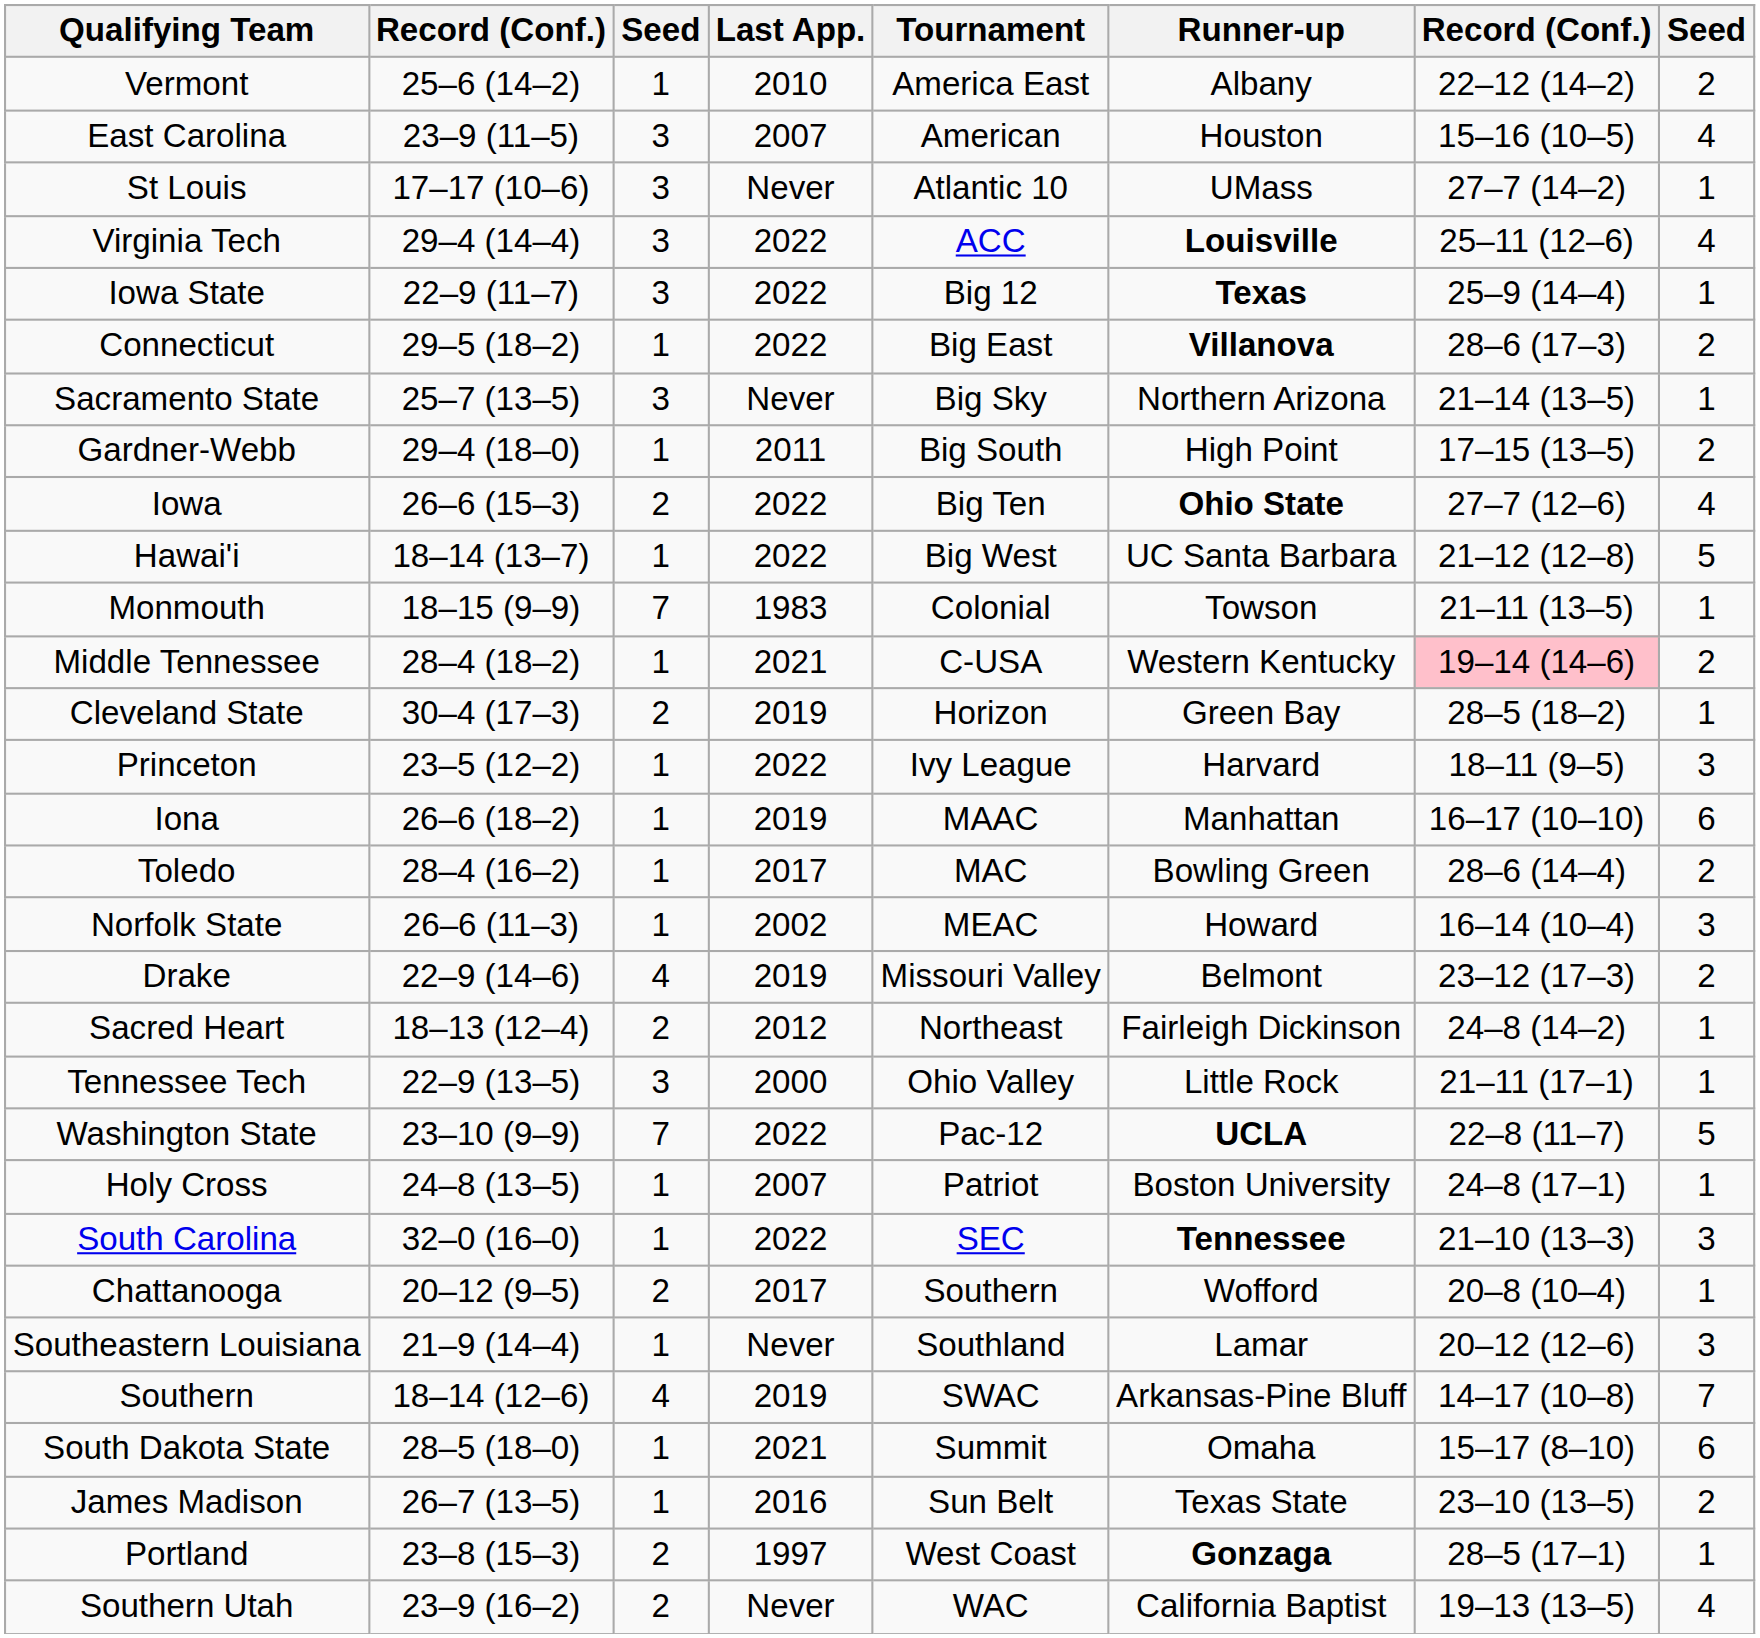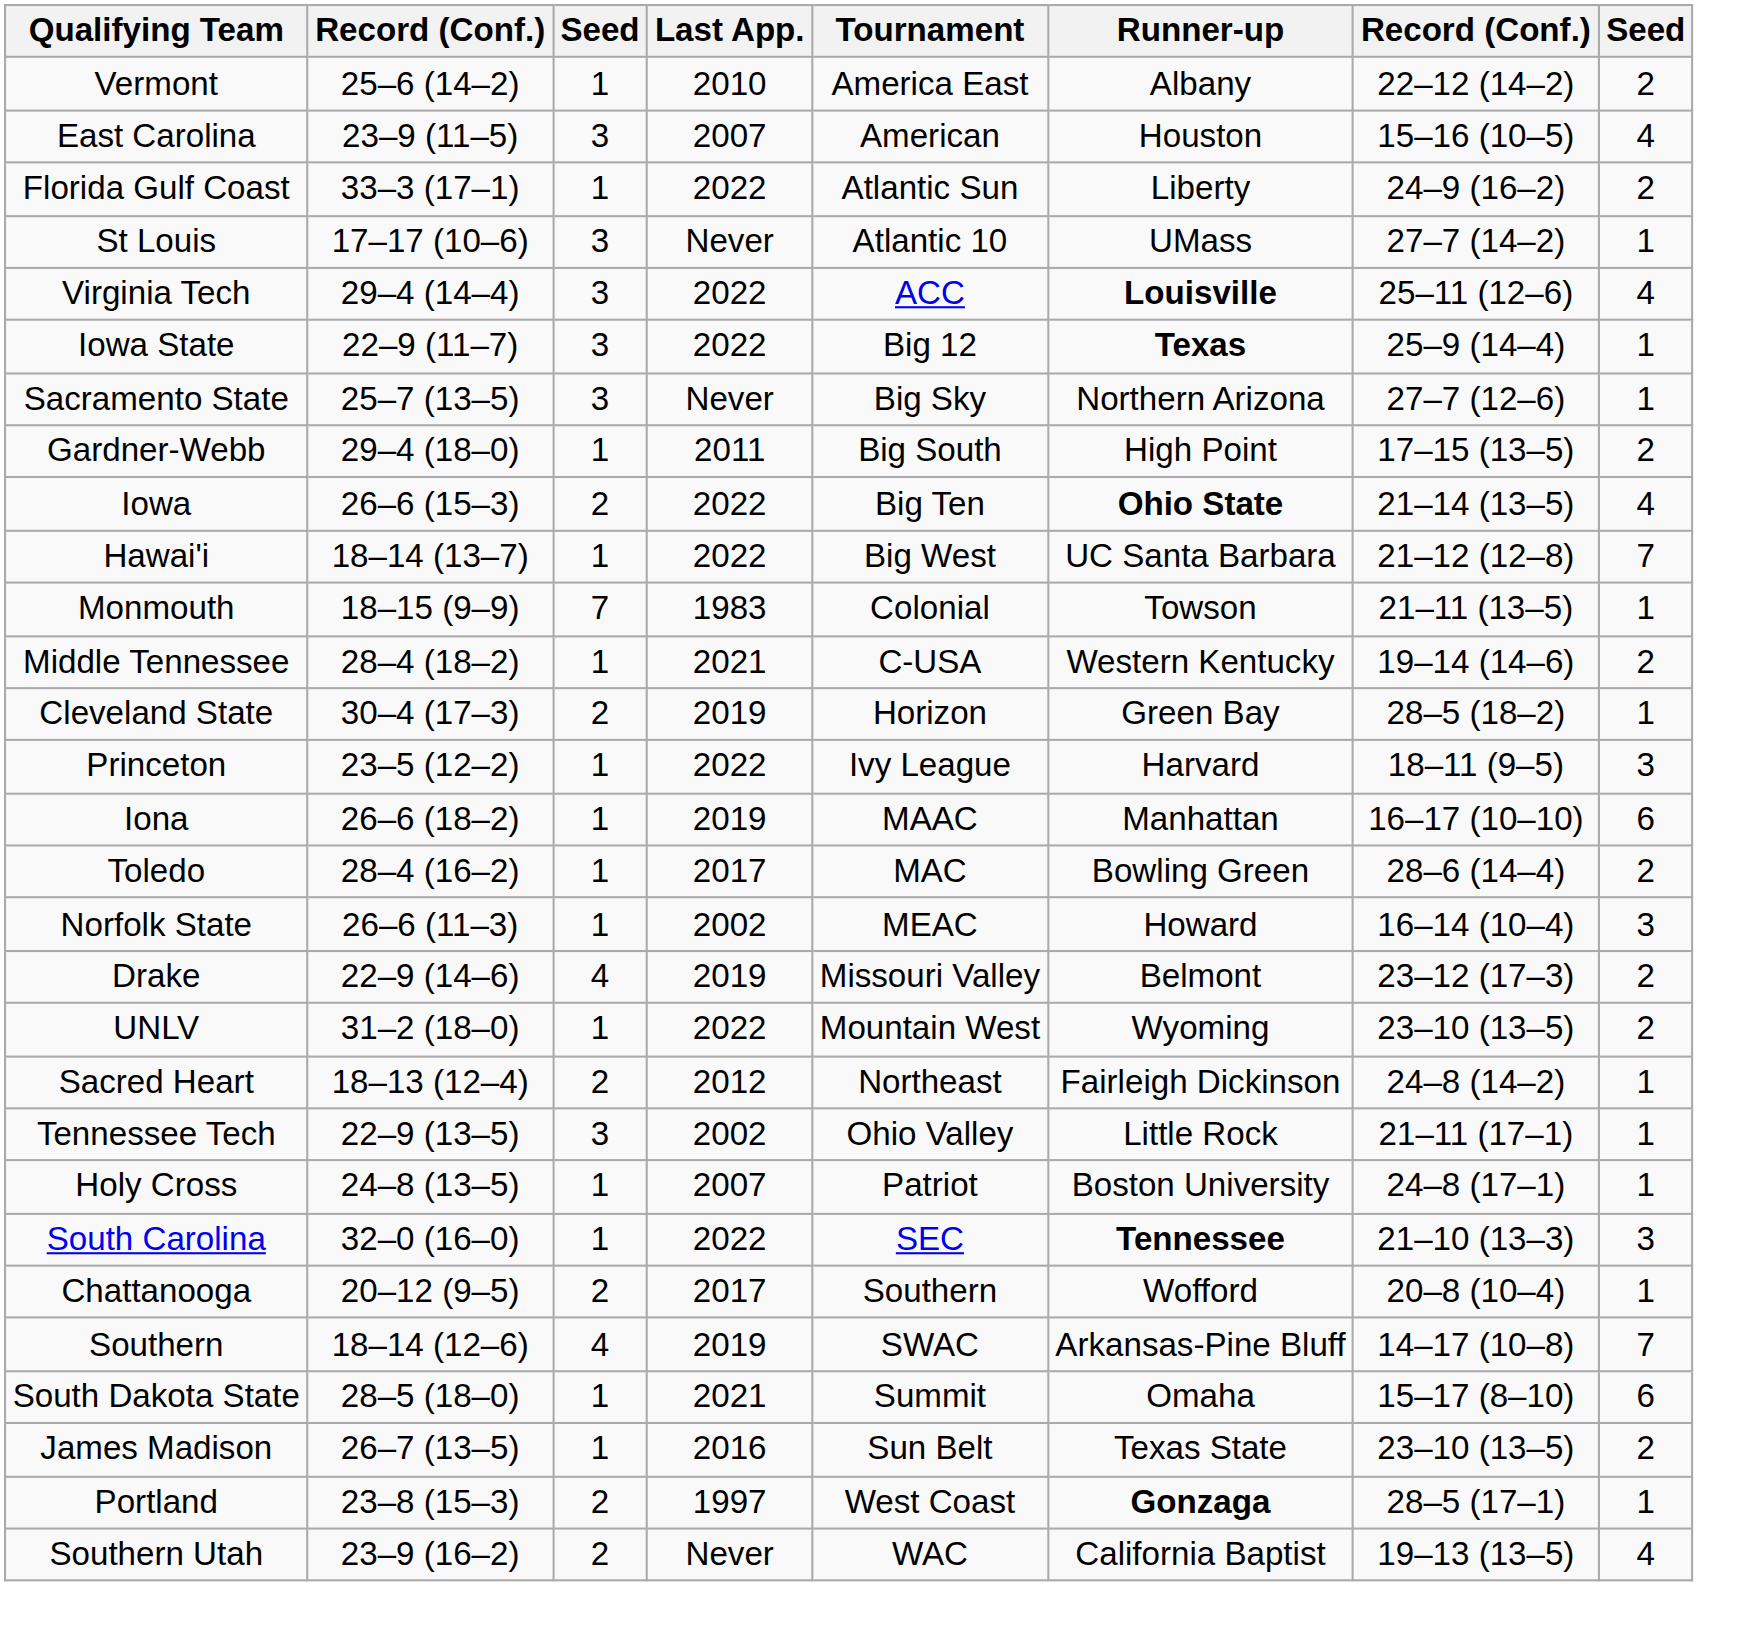+ row: (156, 188)
- row: (187, 345)
(1537, 398) 21–14 (13–5) -> (1476, 398) 27–7 (12–6)
(1537, 503) 27–7 (12–6) -> (1476, 503) 21–14 (13–5)
(1706, 556) 5 -> (1646, 556) 7
(1537, 661) pink background -> (1476, 661) no background
+ row: (156, 1028)
(790, 1081) 2000 -> (730, 1133) 2002
- row: (187, 1133)
- row: (187, 1343)
